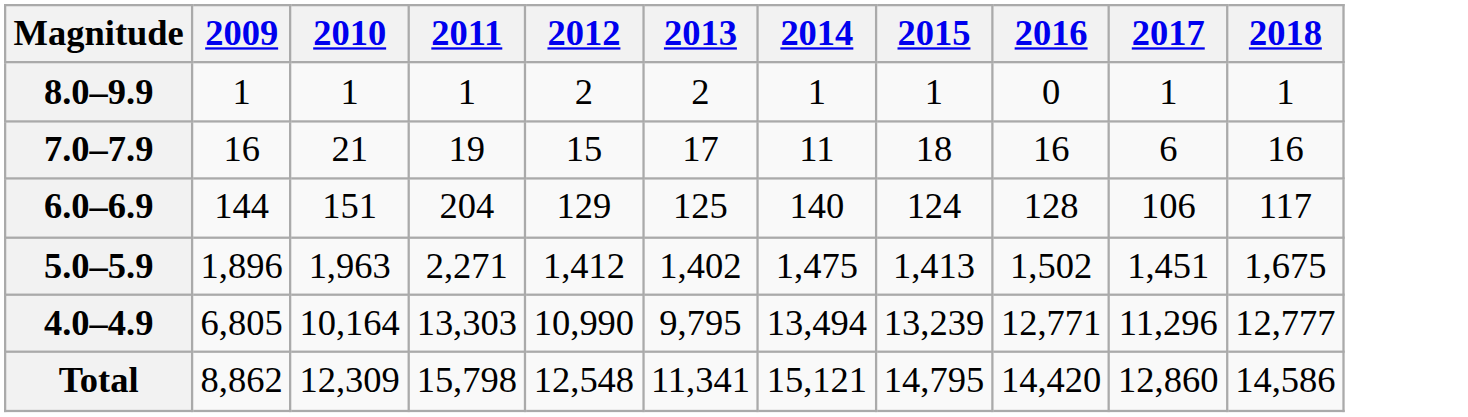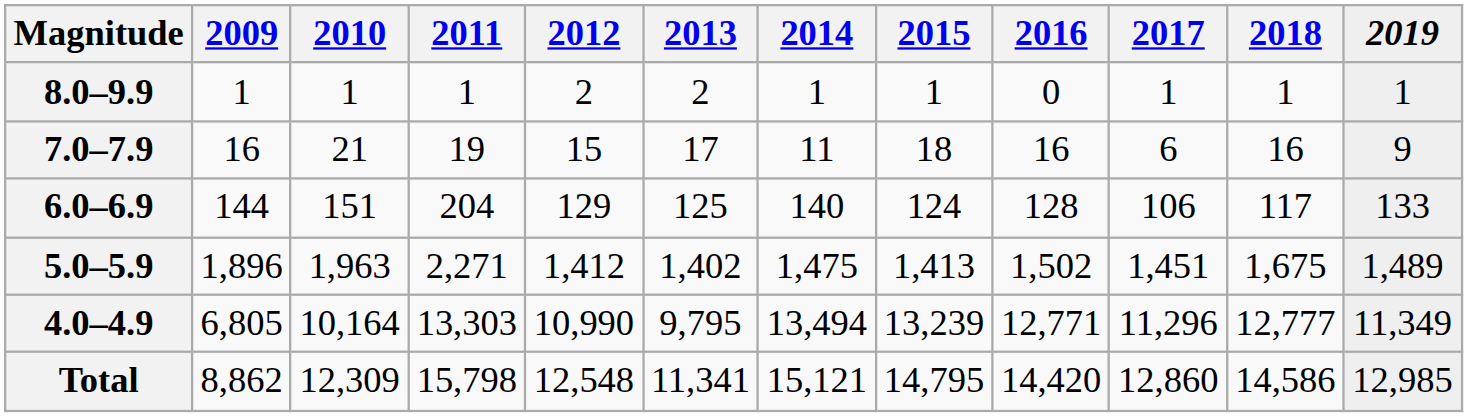+ column: (1403, 33)
